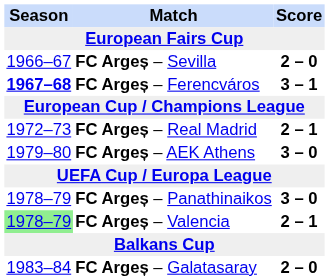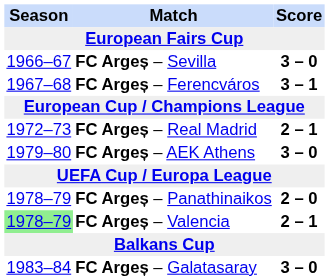(299, 61) 2 – 0 -> (299, 61) 3 – 0
(39, 84) bold -> (39, 84) normal
(299, 198) 3 – 0 -> (299, 198) 2 – 0
(299, 267) 2 – 0 -> (299, 267) 3 – 0
